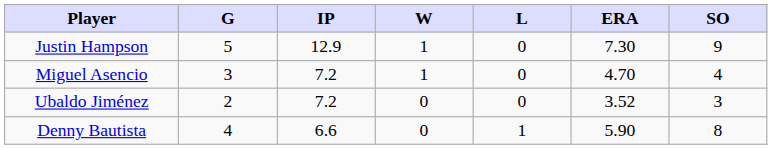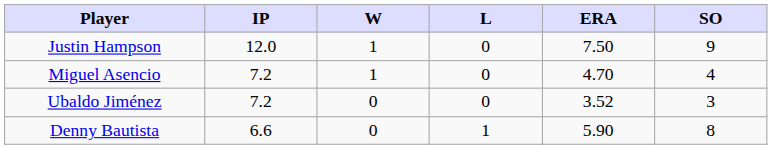- column: (228, 18)
(326, 46) 12.9 -> (261, 46) 12.0
(620, 46) 7.30 -> (598, 46) 7.50
